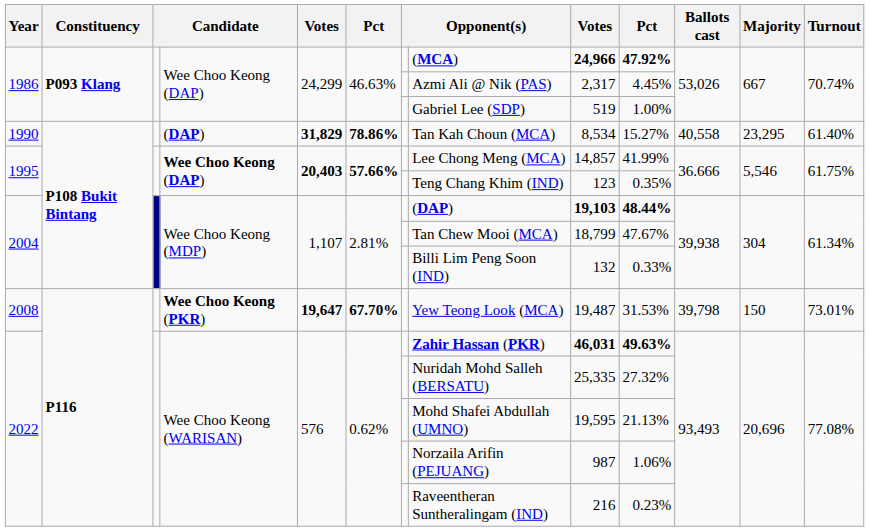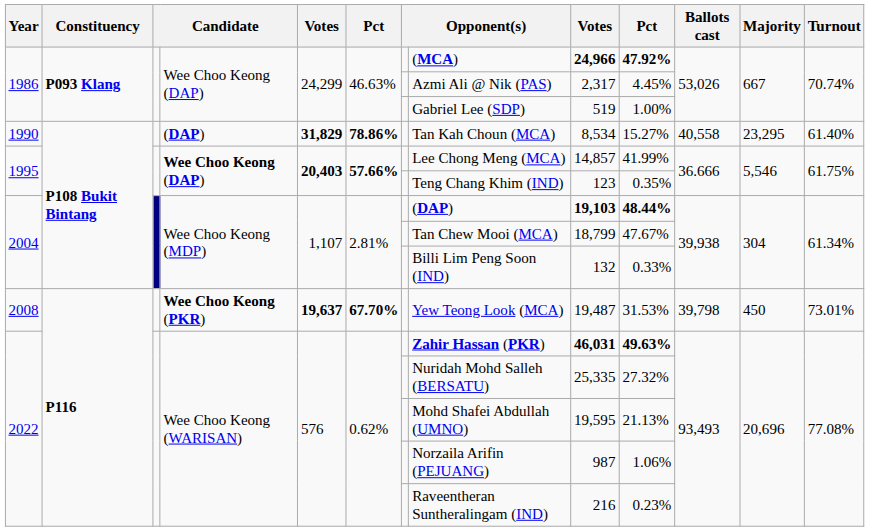(322, 309) 19,647 -> (322, 309) 19,637
(754, 309) 150 -> (754, 309) 450
